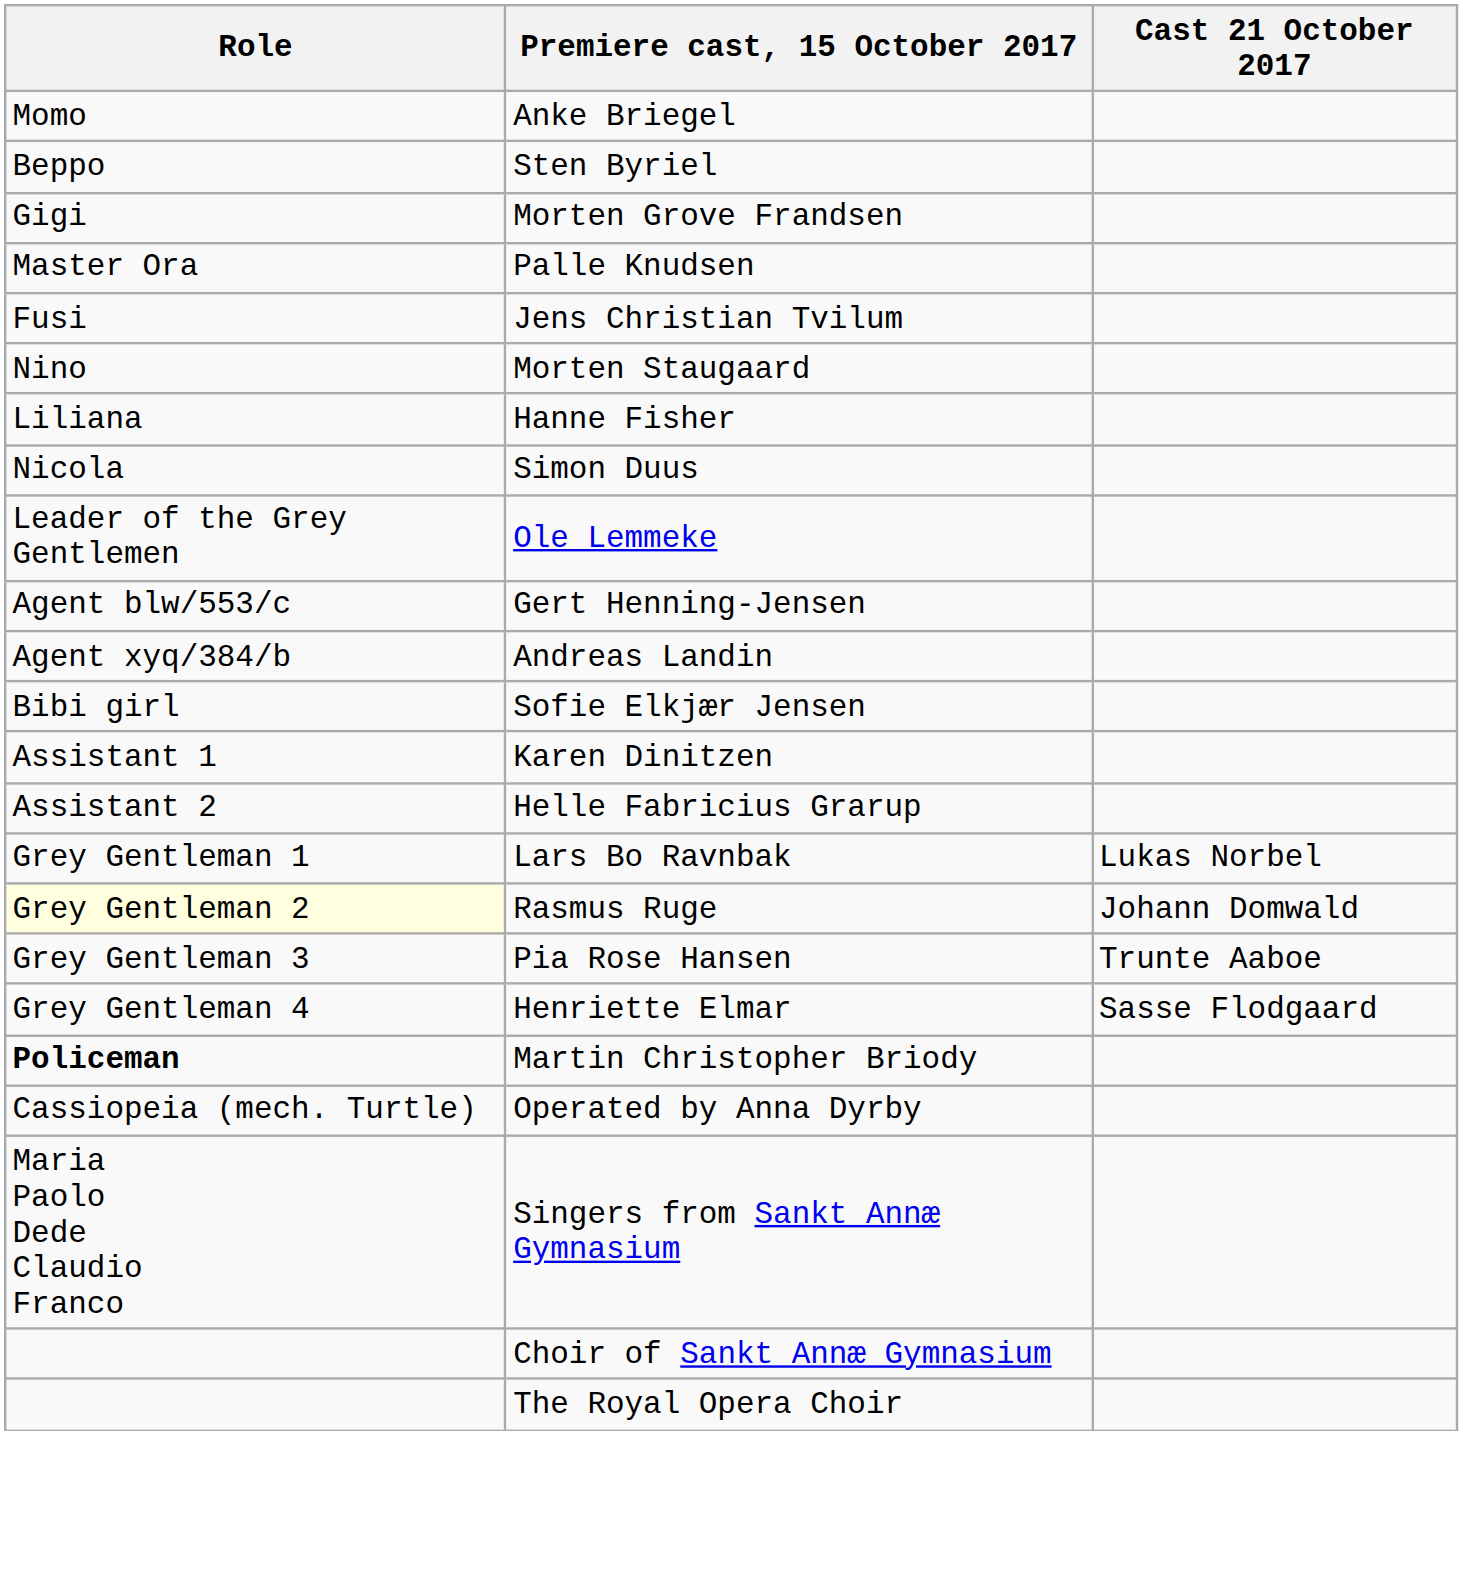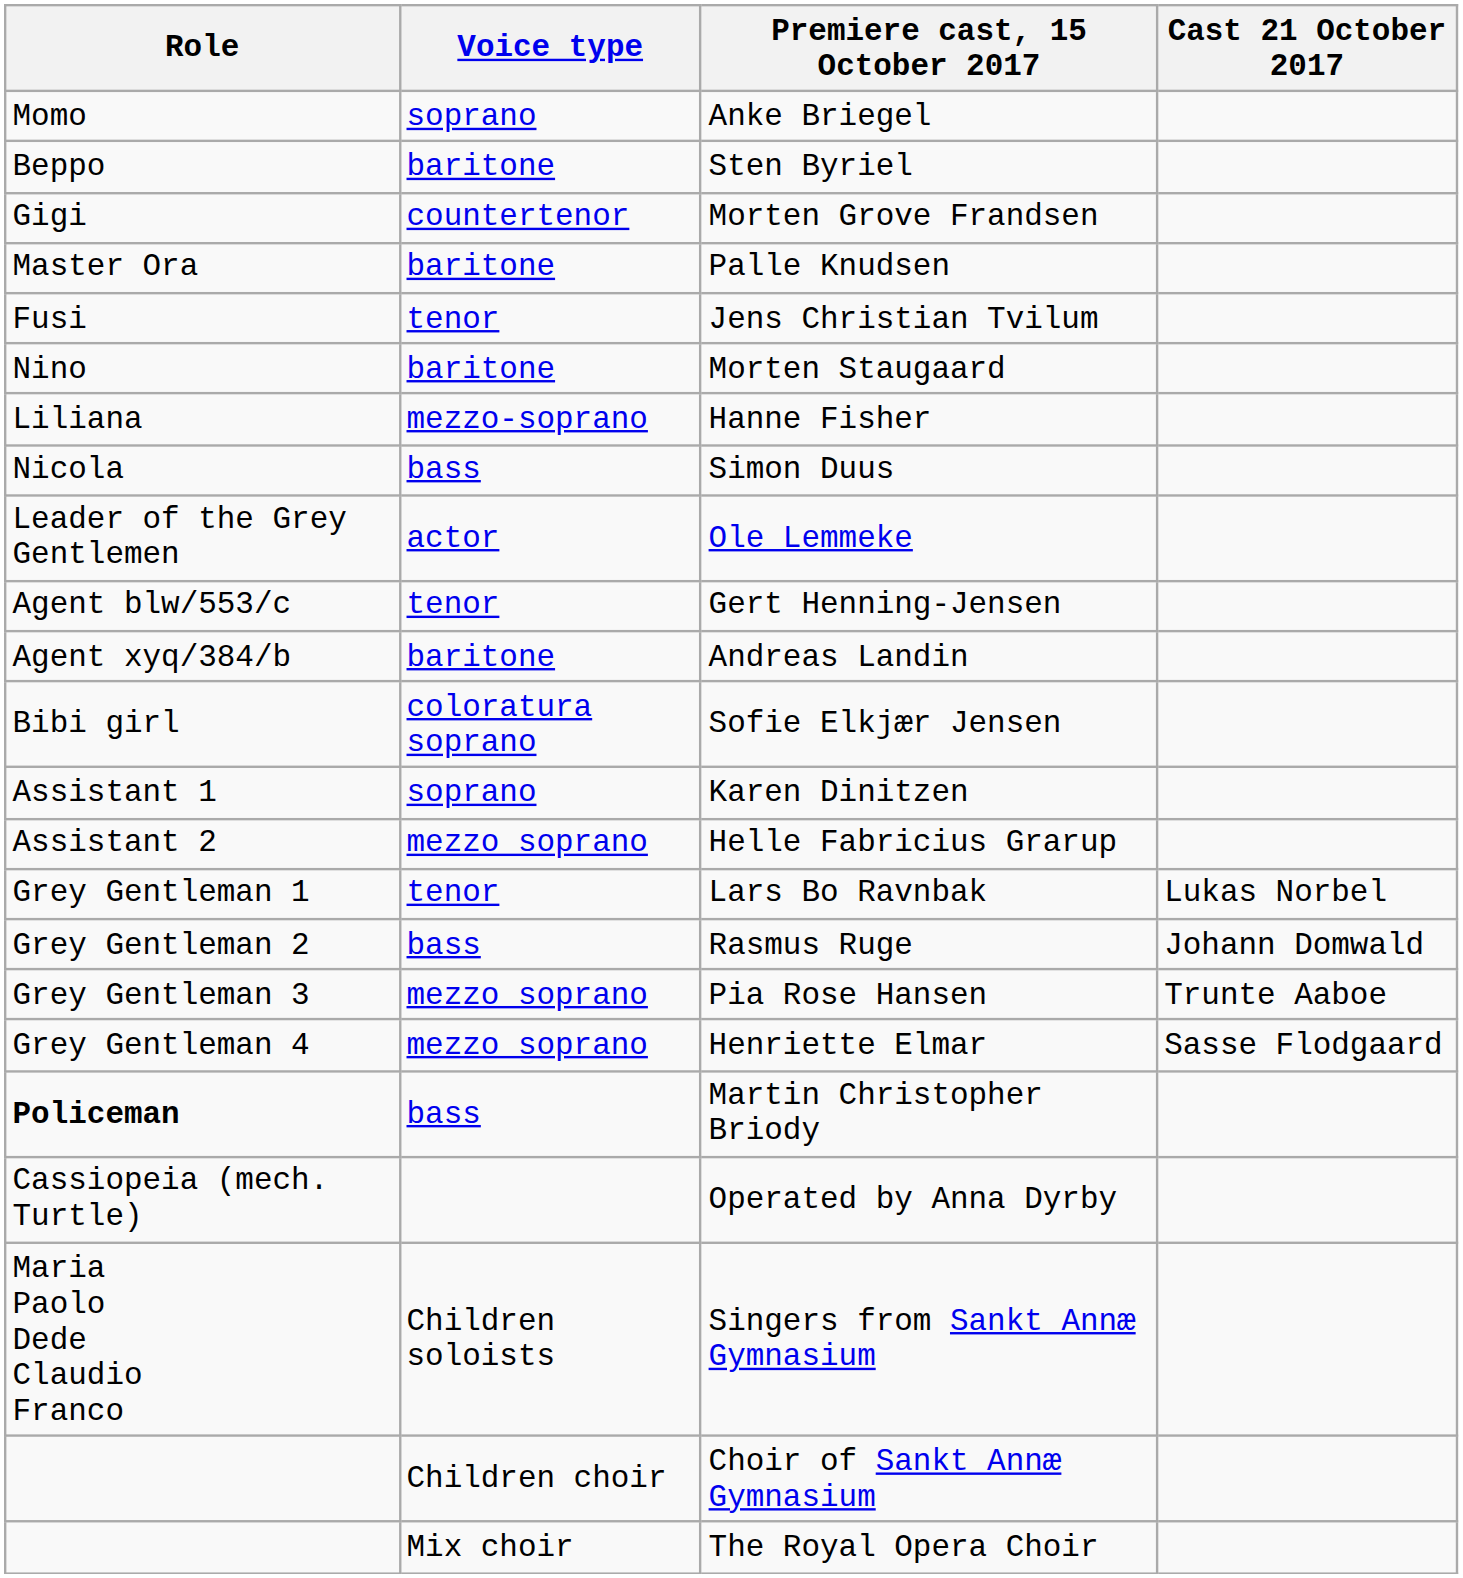+ column: (550, 48)
(161, 909) lightyellow background -> (161, 944) no background
